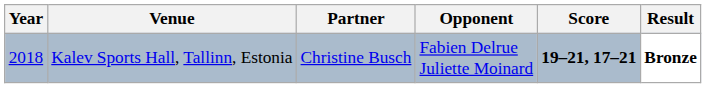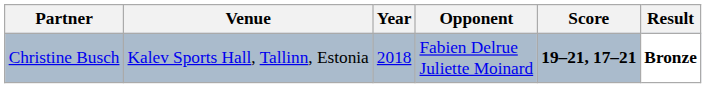columns swapped: (26, 19) <-> (356, 19)
